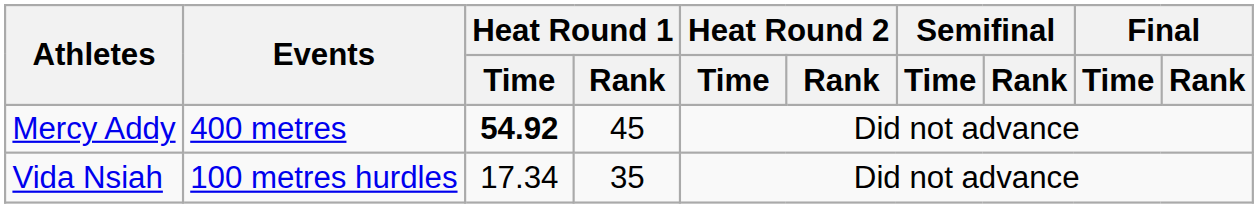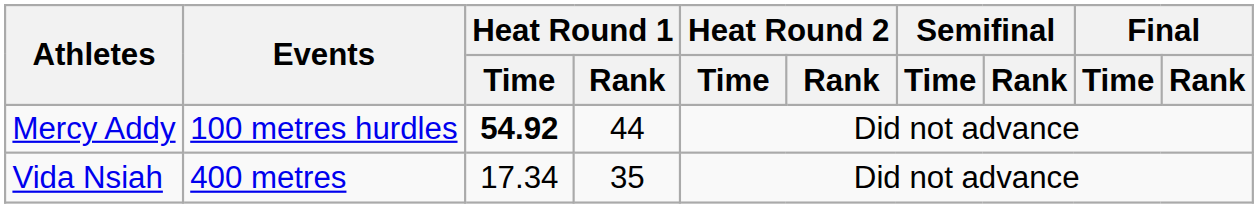(268, 129) 400 metres -> (324, 129) 100 metres hurdles
(627, 129) 45 -> (627, 129) 44
(324, 178) 100 metres hurdles -> (268, 178) 400 metres
